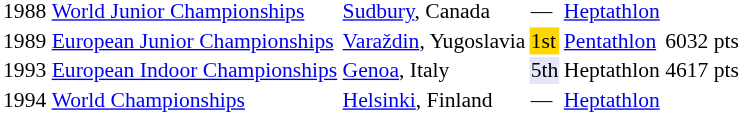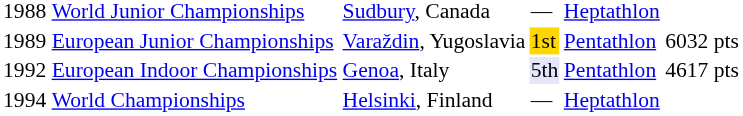(25, 70) 1993 -> (25, 70) 1992
(612, 70) Heptathlon -> (610, 70) Pentathlon
